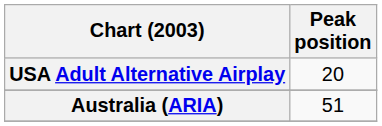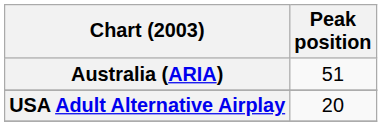rows swapped: (147, 105) <-> (147, 74)
